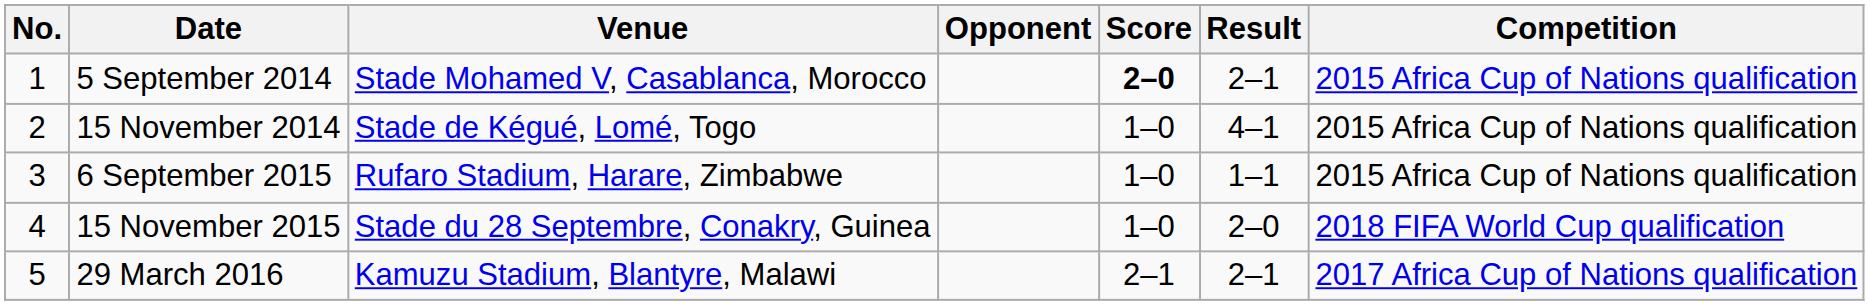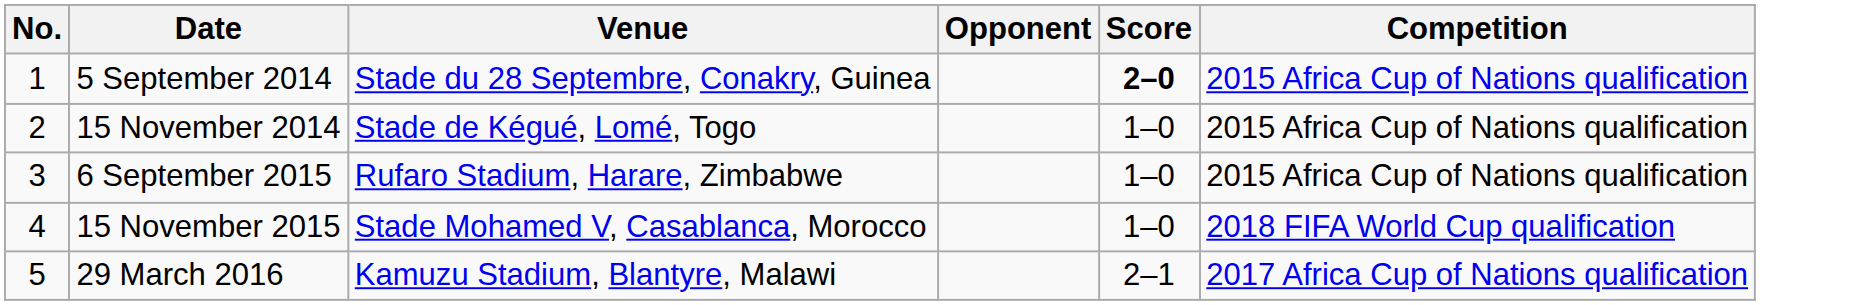- column: (1254, 29)
(641, 78) Stade Mohamed V, Casablanca, Morocco -> (643, 78) Stade du 28 Septembre, Conakry, Guinea
(643, 226) Stade du 28 Septembre, Conakry, Guinea -> (641, 226) Stade Mohamed V, Casablanca, Morocco
